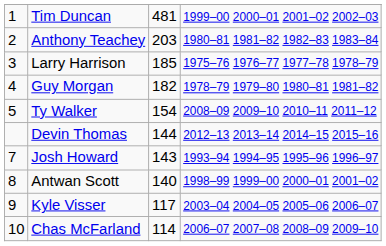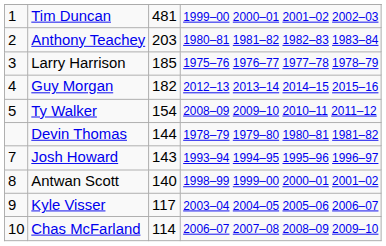(281, 87) 1978–79 1979–80 1980–81 1981–82 -> (281, 87) 2012–13 2013–14 2014–15 2015–16
(281, 134) 2012–13 2013–14 2014–15 2015–16 -> (281, 134) 1978–79 1979–80 1980–81 1981–82
